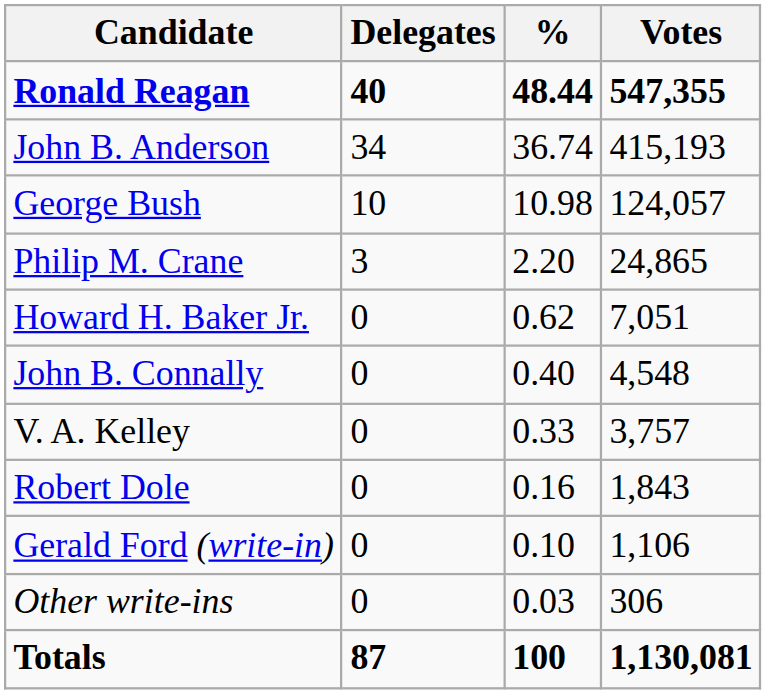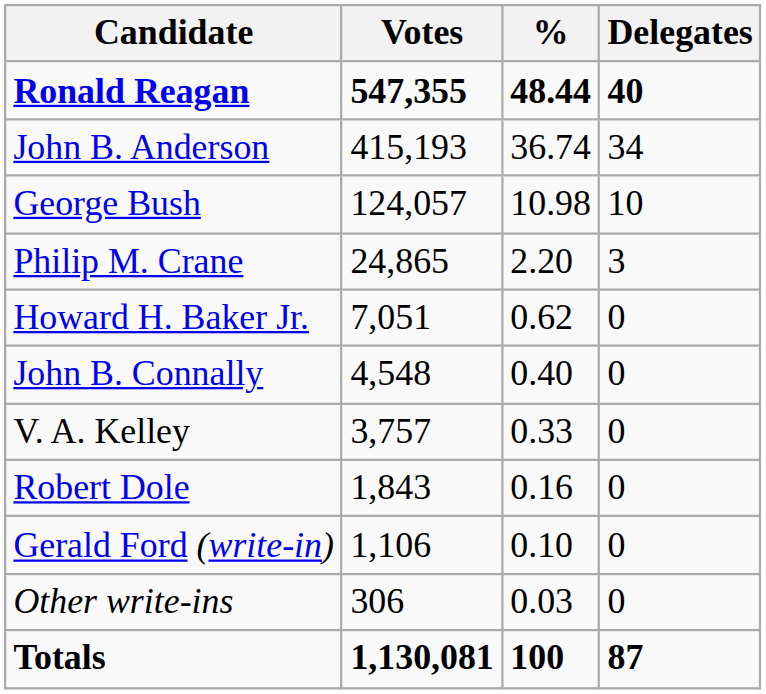columns swapped: (681, 32) <-> (423, 32)
